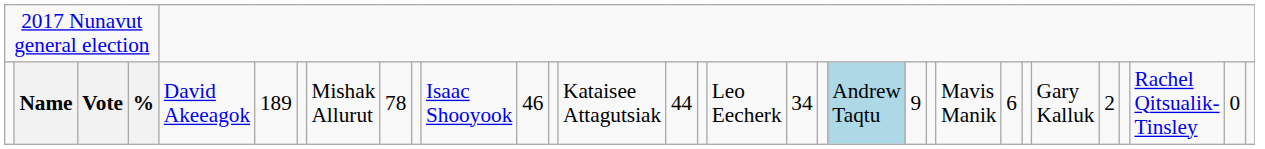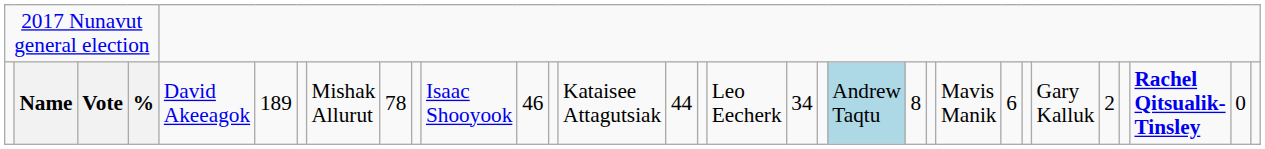(916, 103) 9 -> (916, 103) 8
(1177, 103) normal -> (1180, 103) bold
